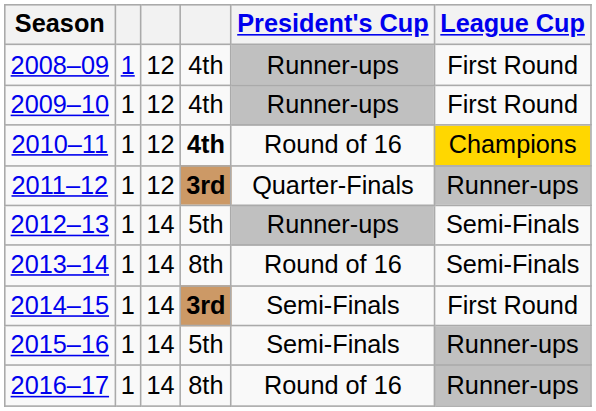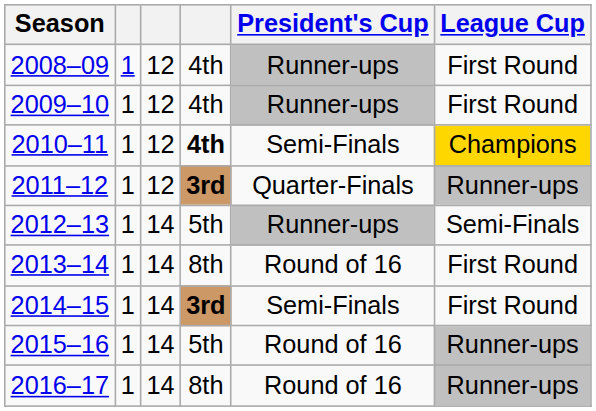(333, 144) Round of 16 -> (333, 144) Semi-Finals
(513, 265) Semi-Finals -> (513, 265) First Round
(333, 345) Semi-Finals -> (333, 345) Round of 16
